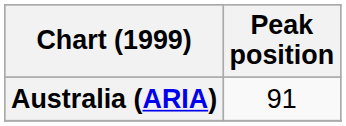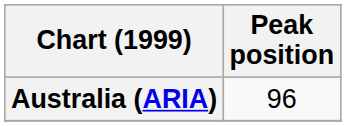(282, 98) 91 -> (282, 98) 96
